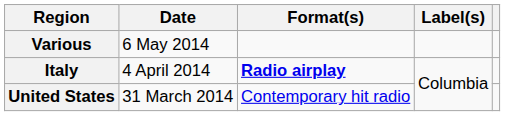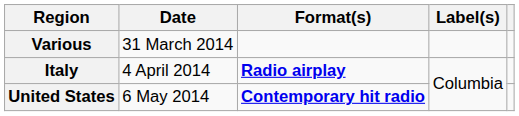(166, 44) 6 May 2014 -> (178, 44) 31 March 2014
(178, 96) 31 March 2014 -> (166, 96) 6 May 2014
(326, 96) normal -> (333, 96) bold
